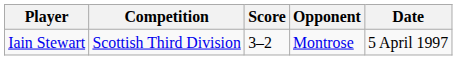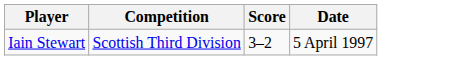- column: (327, 17)
